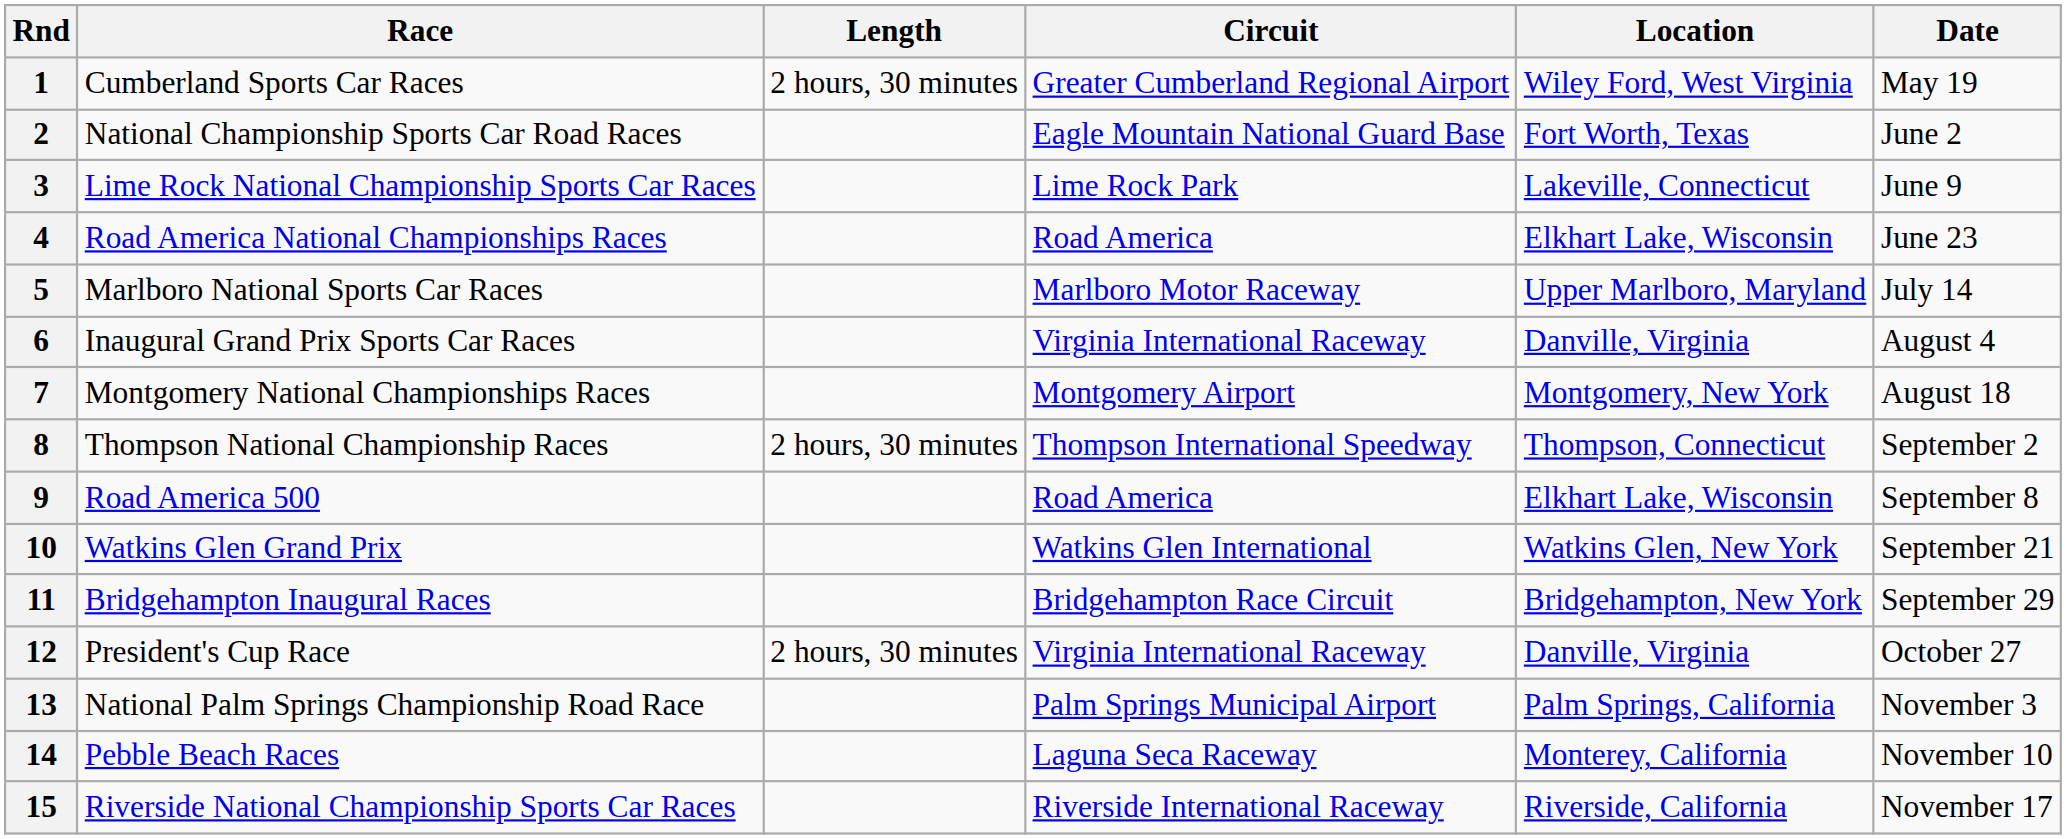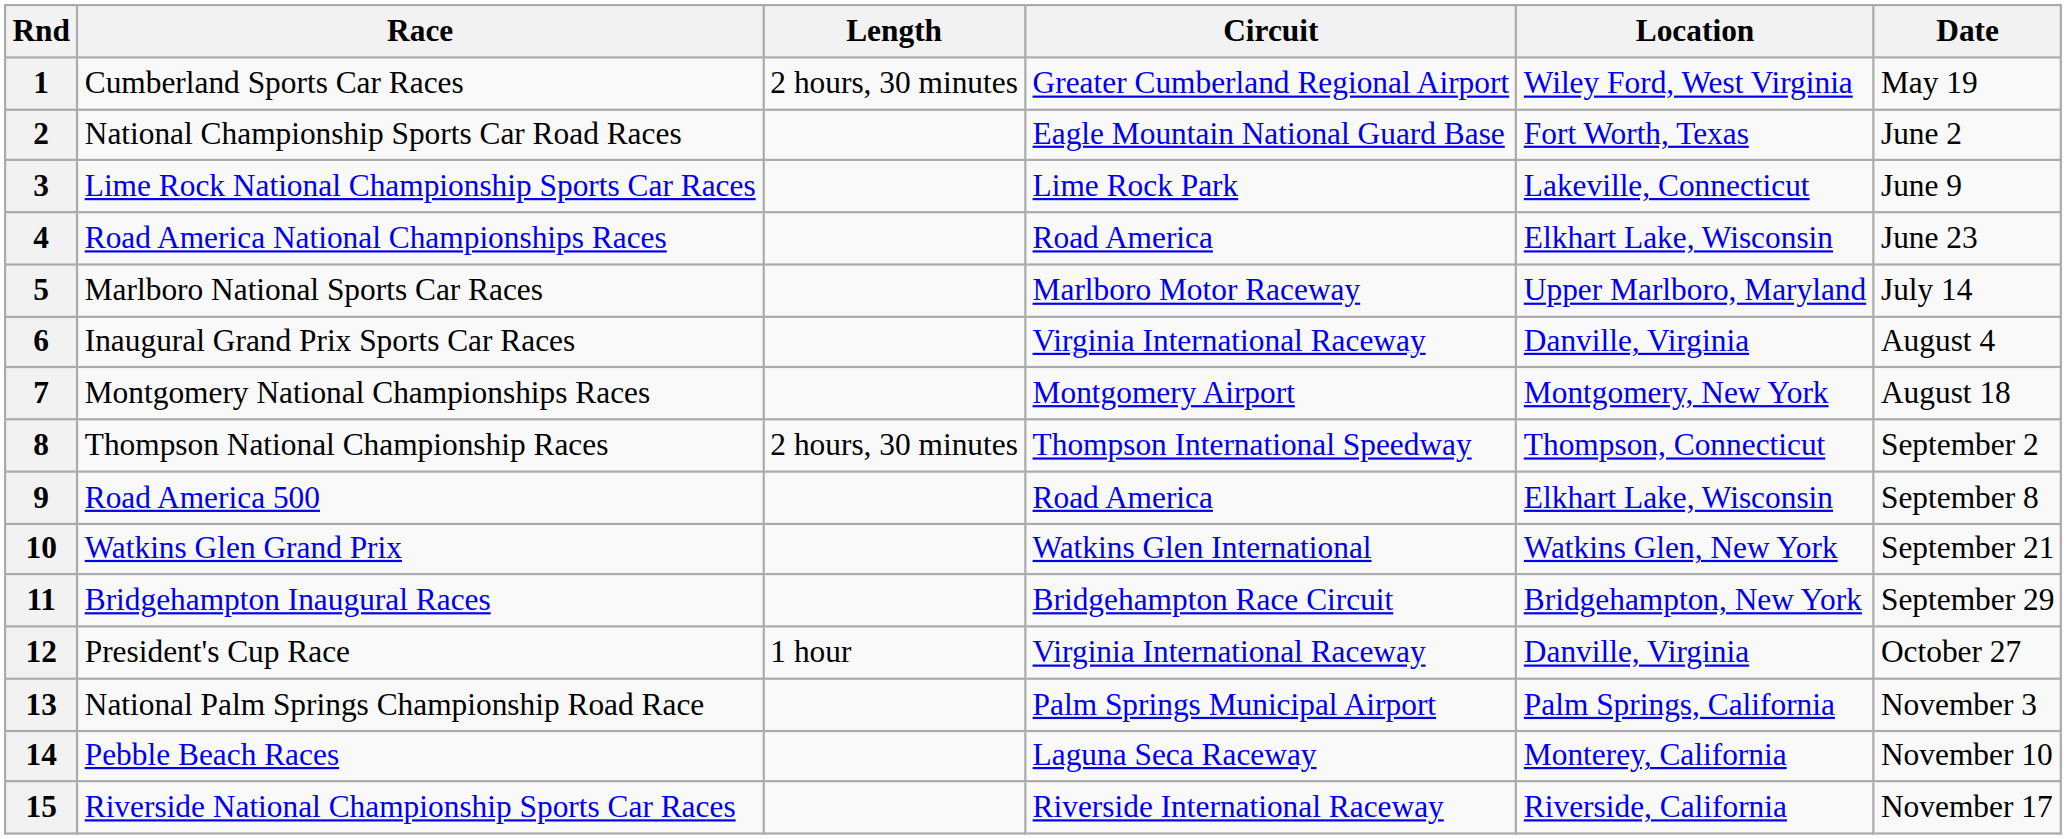(894, 652) 2 hours, 30 minutes -> (811, 652) 1 hour
